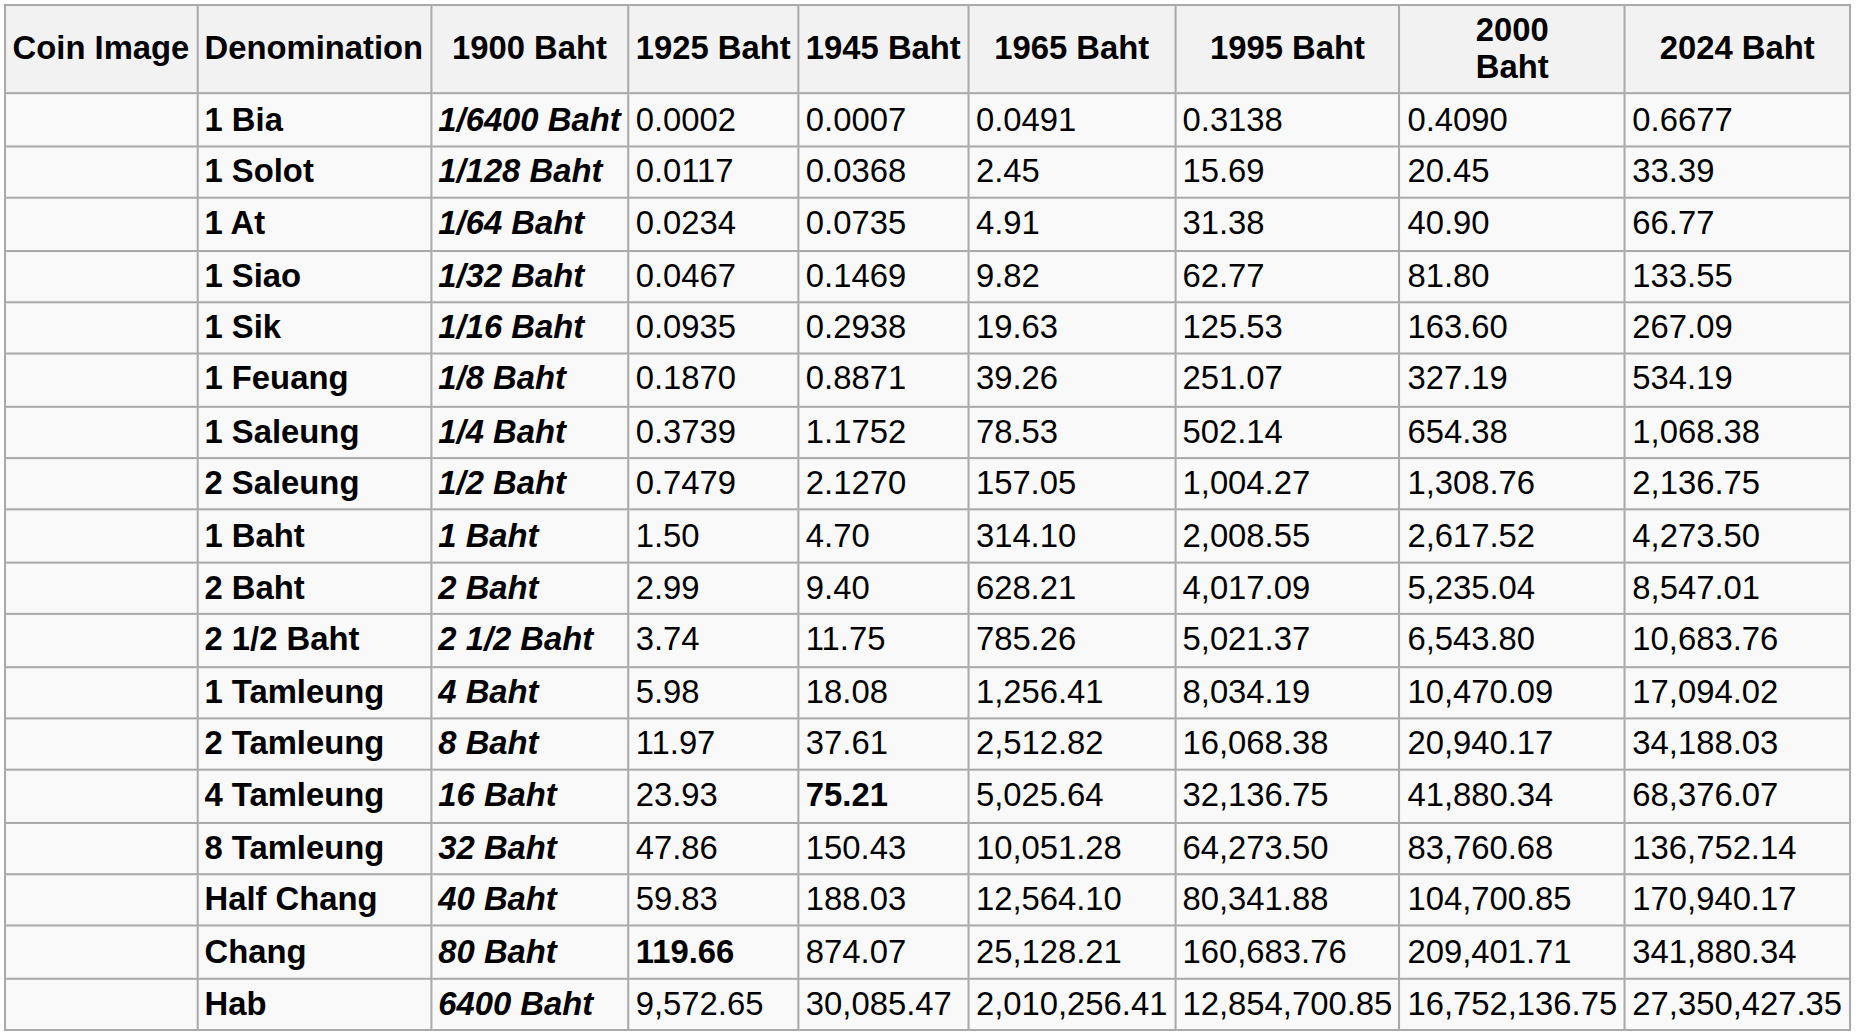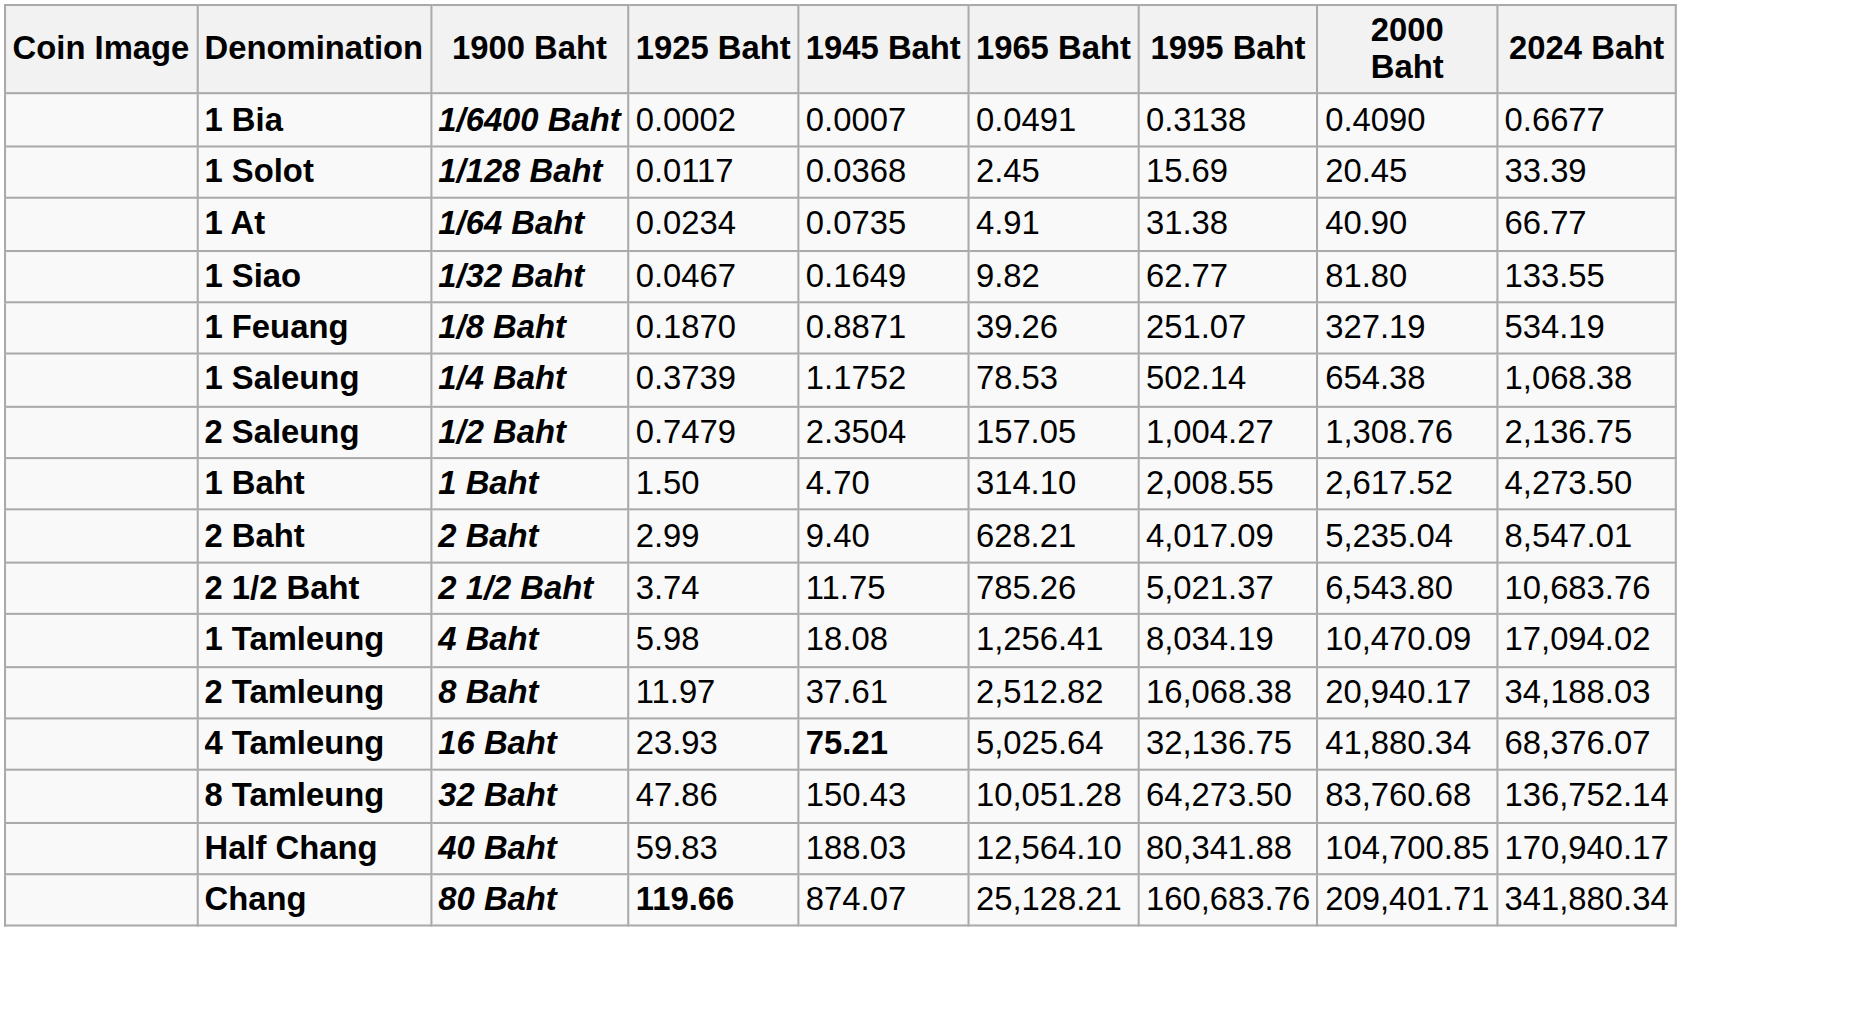(856, 275) 0.1469 -> (856, 275) 0.1649
- row: (243, 327)
(856, 483) 2.1270 -> (856, 431) 2.3504
- row: (235, 1003)
